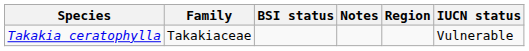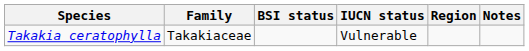columns swapped: (479, 15) <-> (359, 15)
